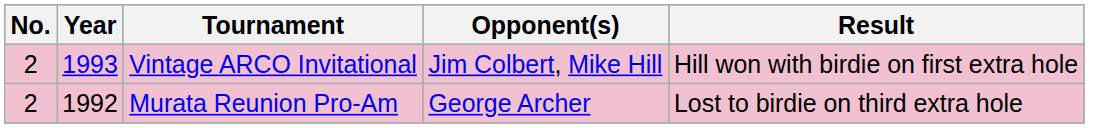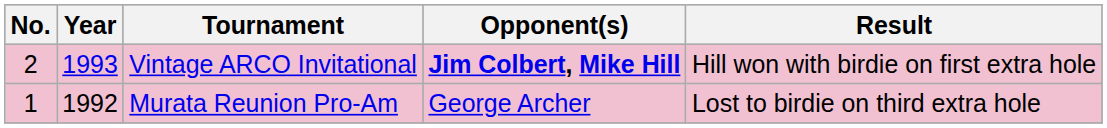(545, 64) normal -> (554, 64) bold
(31, 104) 2 -> (31, 104) 1
